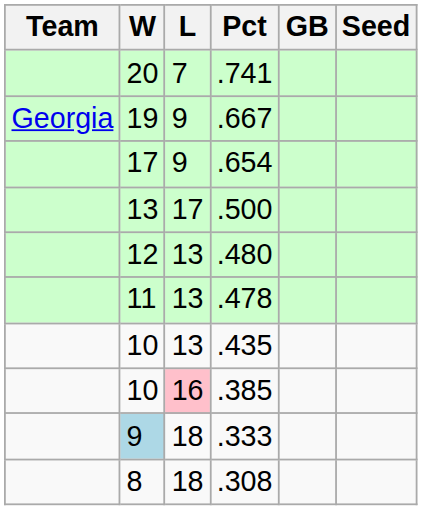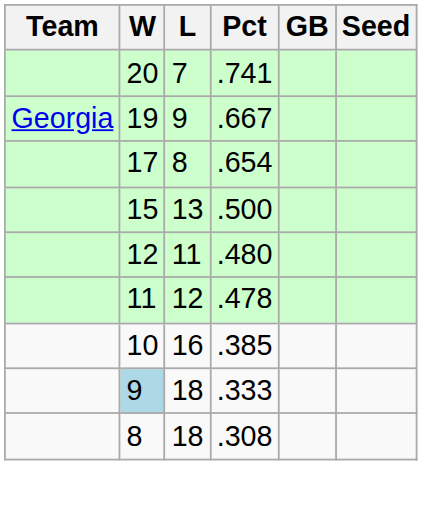(180, 163) 9 -> (180, 163) 8
(143, 208) 13 -> (143, 208) 15
(188, 208) 17 -> (188, 208) 13
(188, 254) 13 -> (187, 254) 11
(188, 299) 13 -> (188, 299) 12
- row: (245, 345)
(188, 390) pink background -> (188, 345) no background
